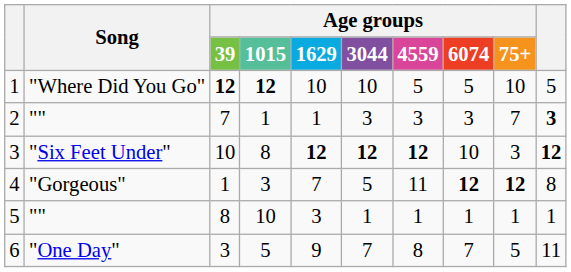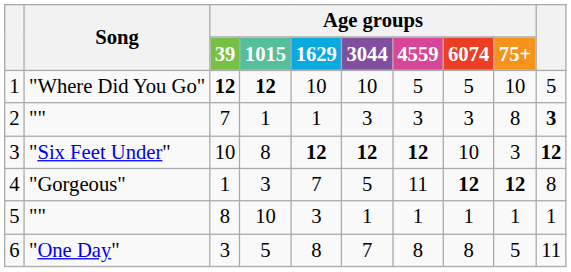(515, 119) 7 -> (515, 119) 8
(316, 250) 9 -> (316, 250) 8
(469, 250) 7 -> (469, 250) 8
